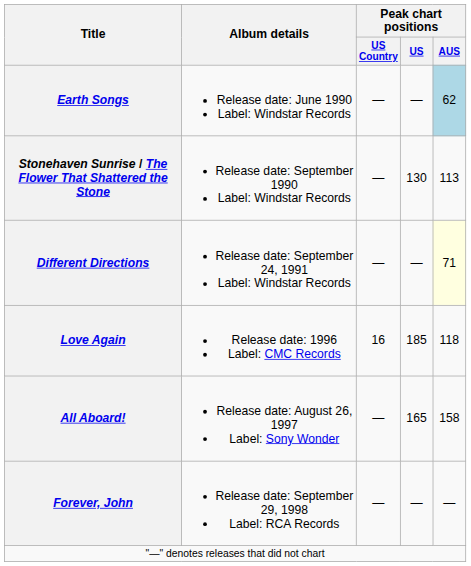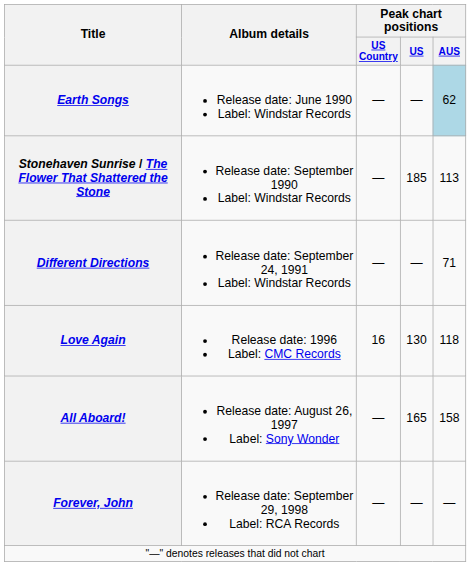(417, 178) 130 -> (417, 178) 185
(449, 262) lightyellow background -> (449, 262) no background
(417, 340) 185 -> (417, 340) 130
